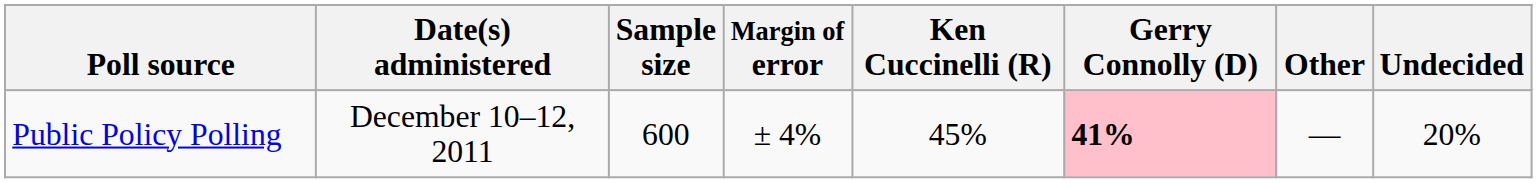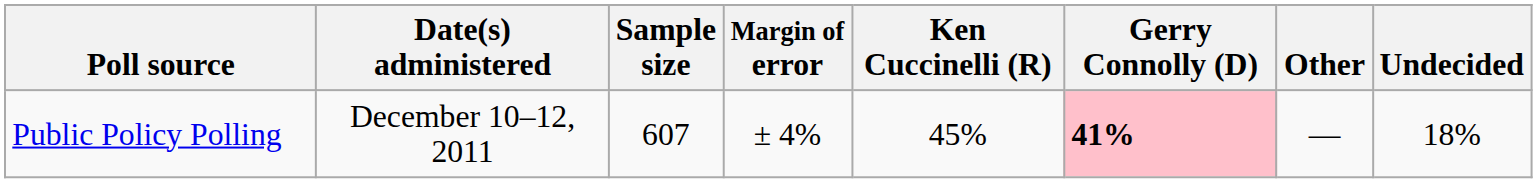(666, 133) 600 -> (666, 133) 607
(1452, 133) 20% -> (1452, 133) 18%
